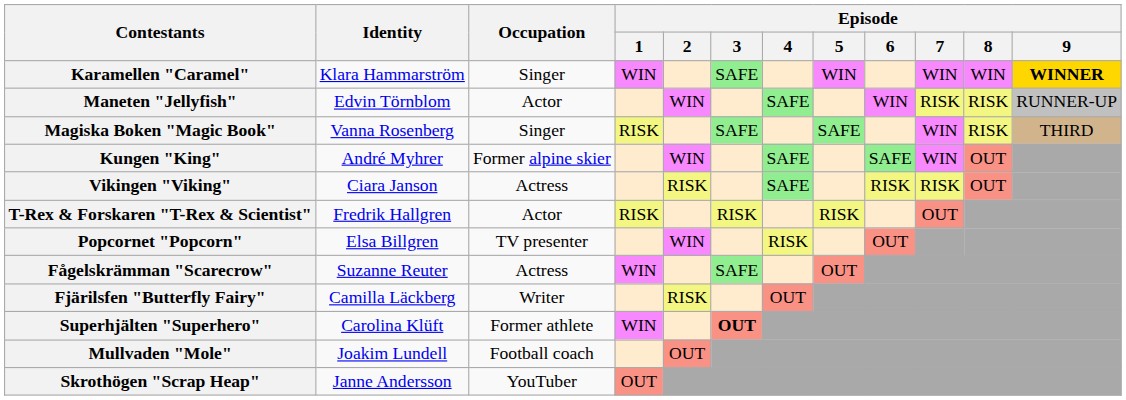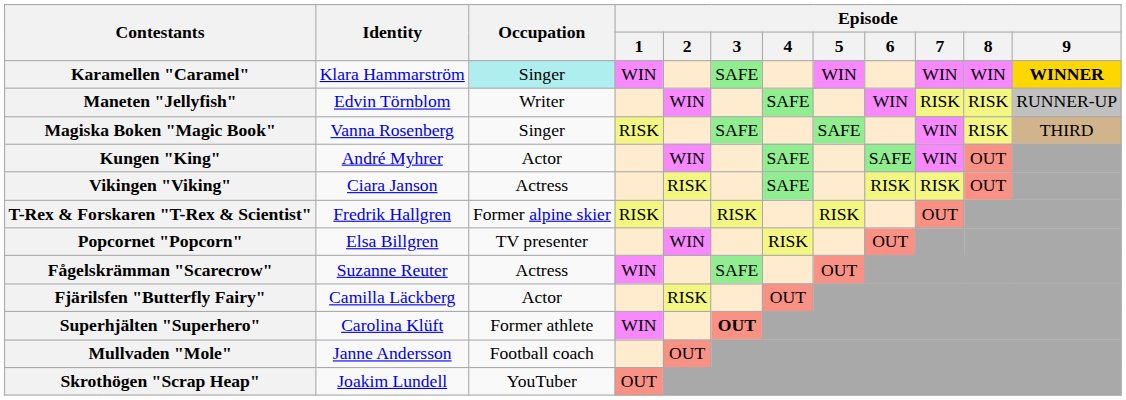(542, 74) no background -> (542, 74) paleturquoise background
(542, 102) Actor -> (542, 102) Writer
(542, 158) Former alpine skier -> (542, 158) Actor
(542, 213) Actor -> (542, 213) Former alpine skier
(542, 297) Writer -> (542, 297) Actor
(392, 353) Joakim Lundell -> (392, 353) Janne Andersson
(392, 381) Janne Andersson -> (392, 381) Joakim Lundell
